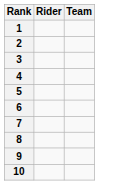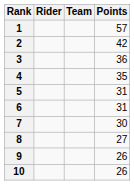+ column: (112, 12)
